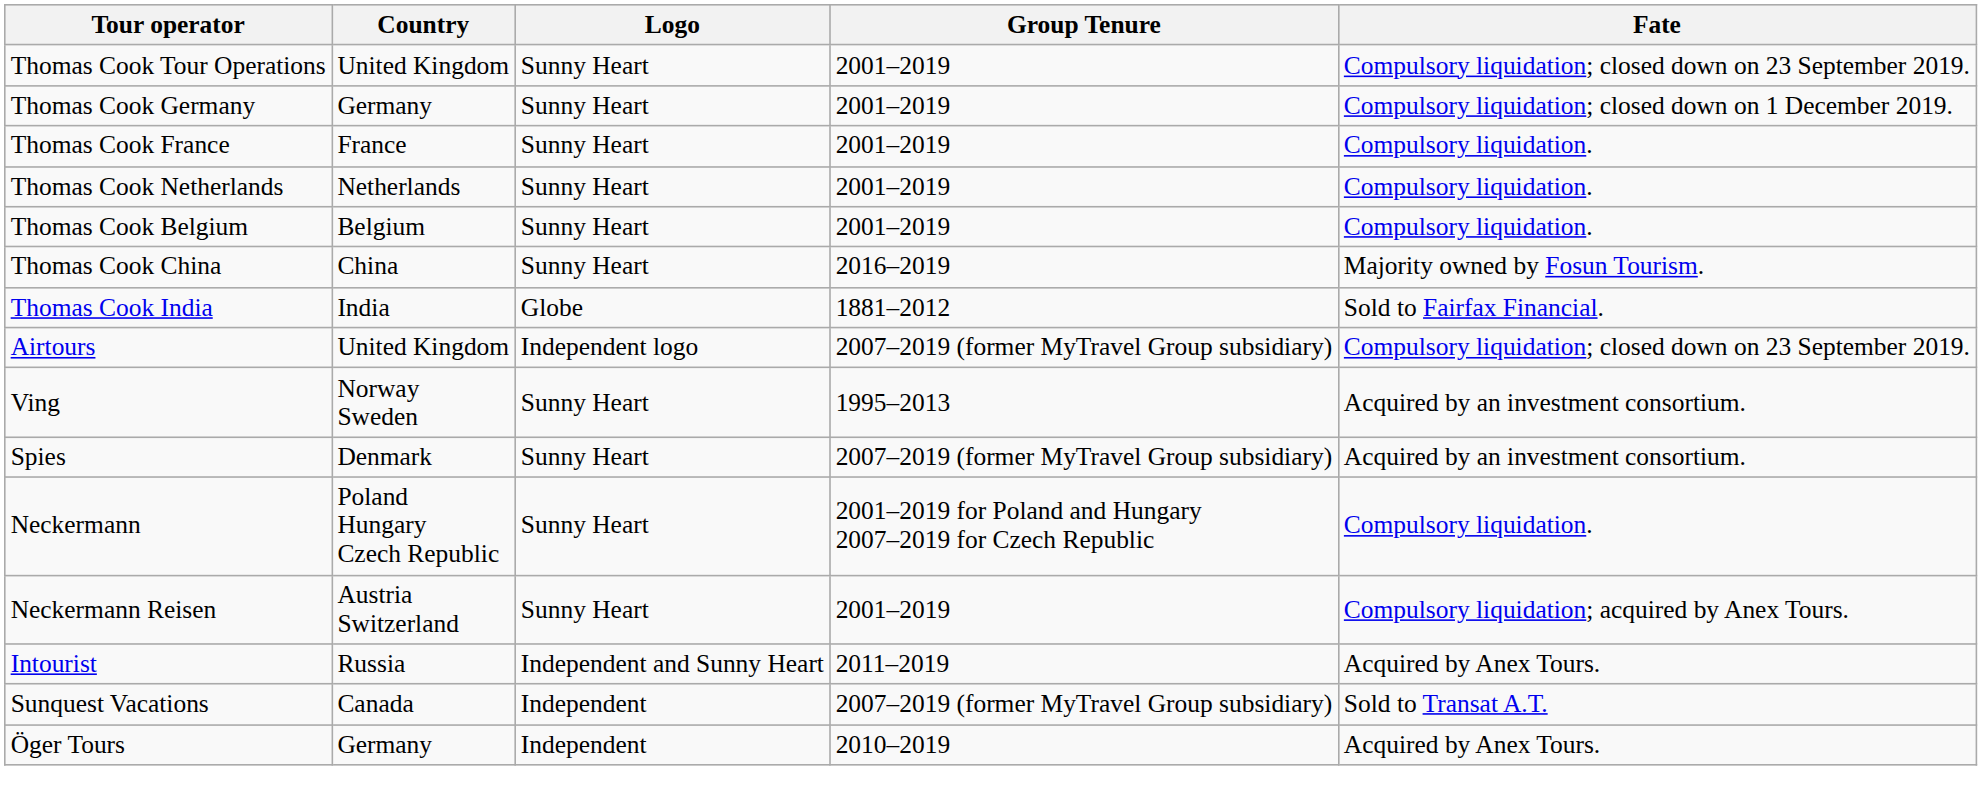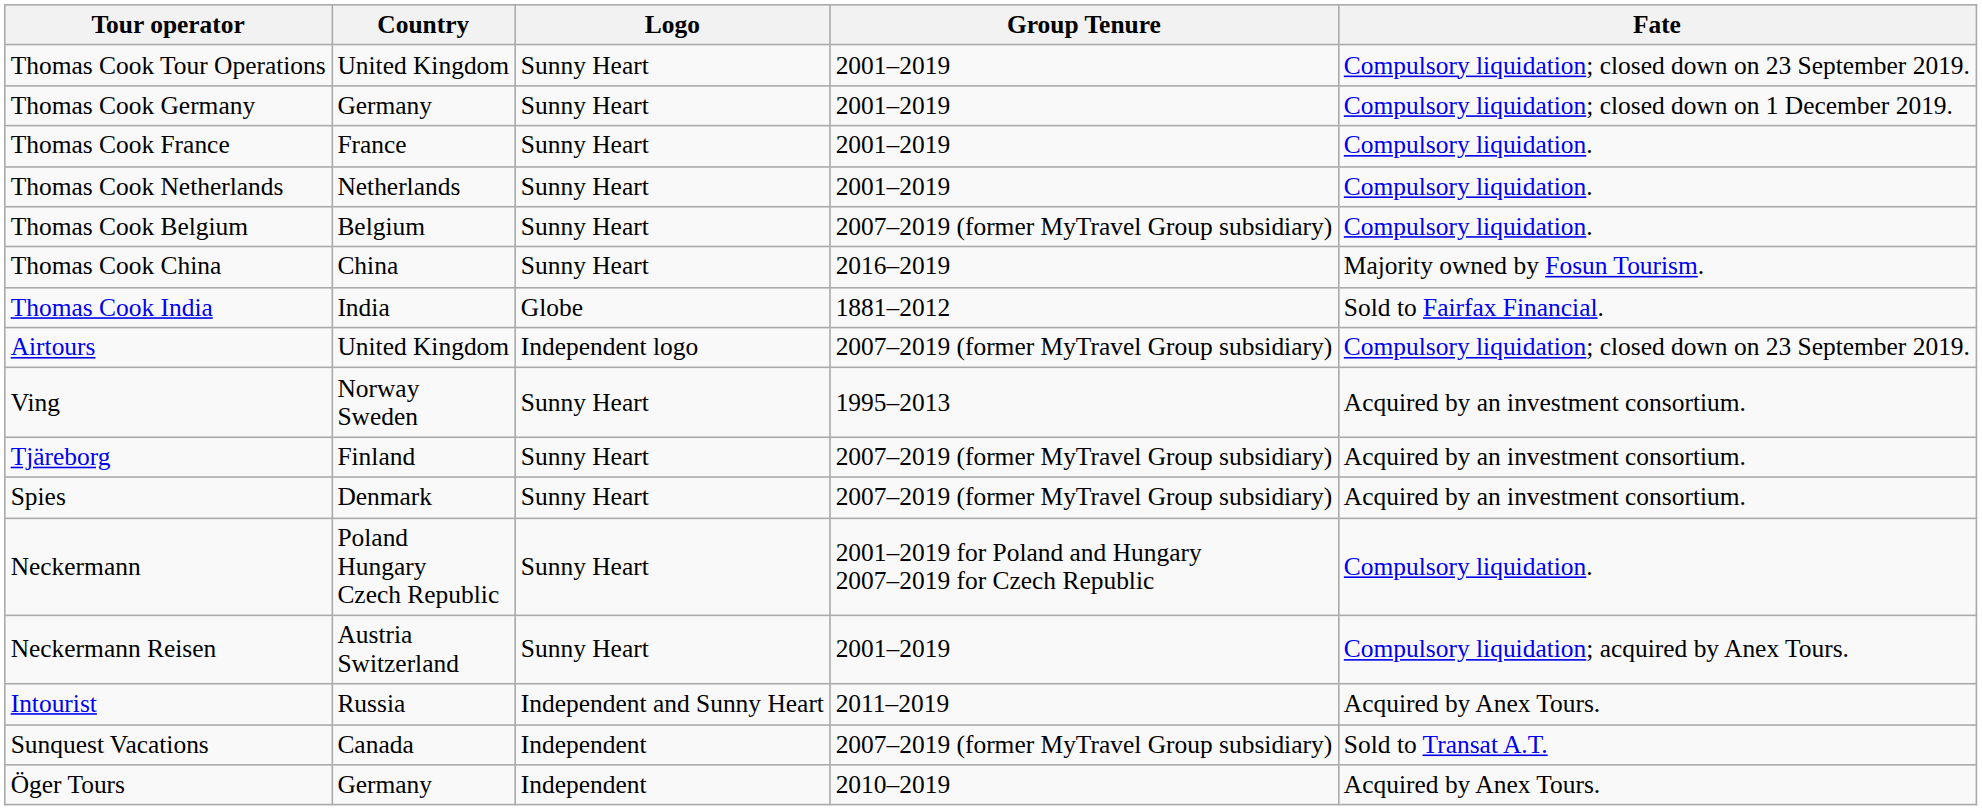(893, 226) 2001–2019 -> (1084, 226) 2007–2019 (former MyTravel Group subsidiary)
+ row: (61, 456)
